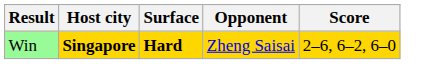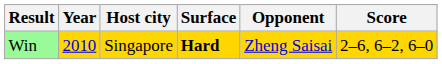+ column: (79, 17)
(99, 44) bold -> (139, 44) normal
